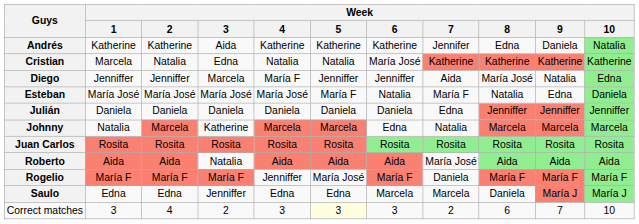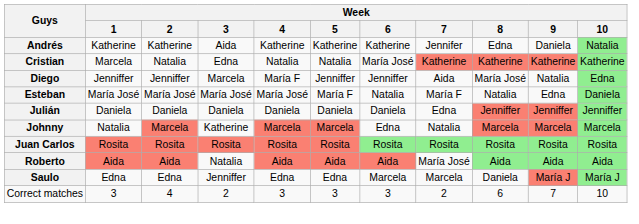- row: (45, 177)
(338, 210) lightyellow background -> (335, 194) no background
